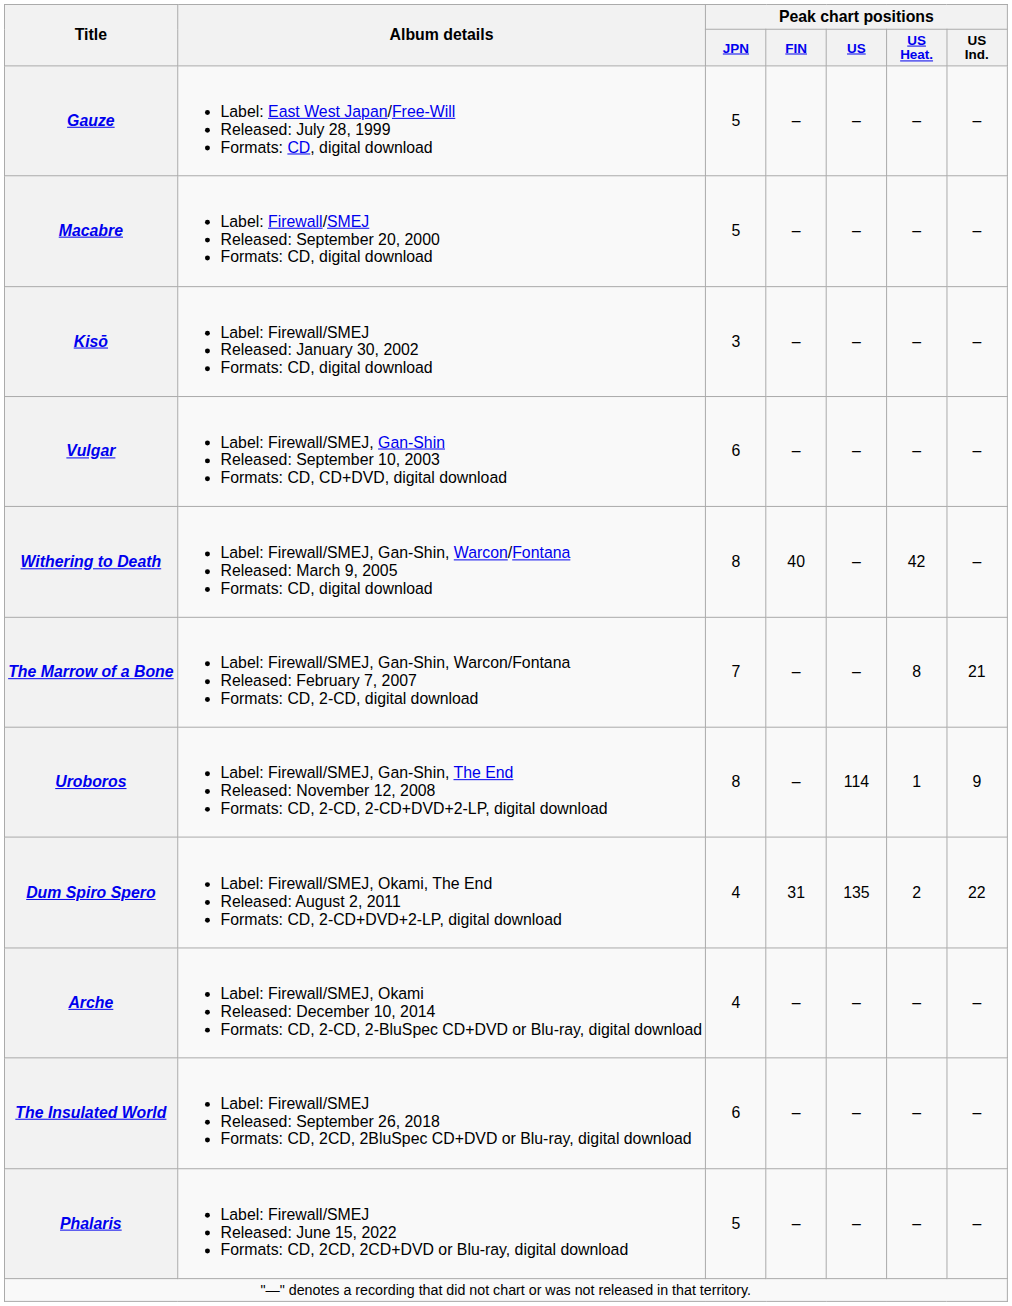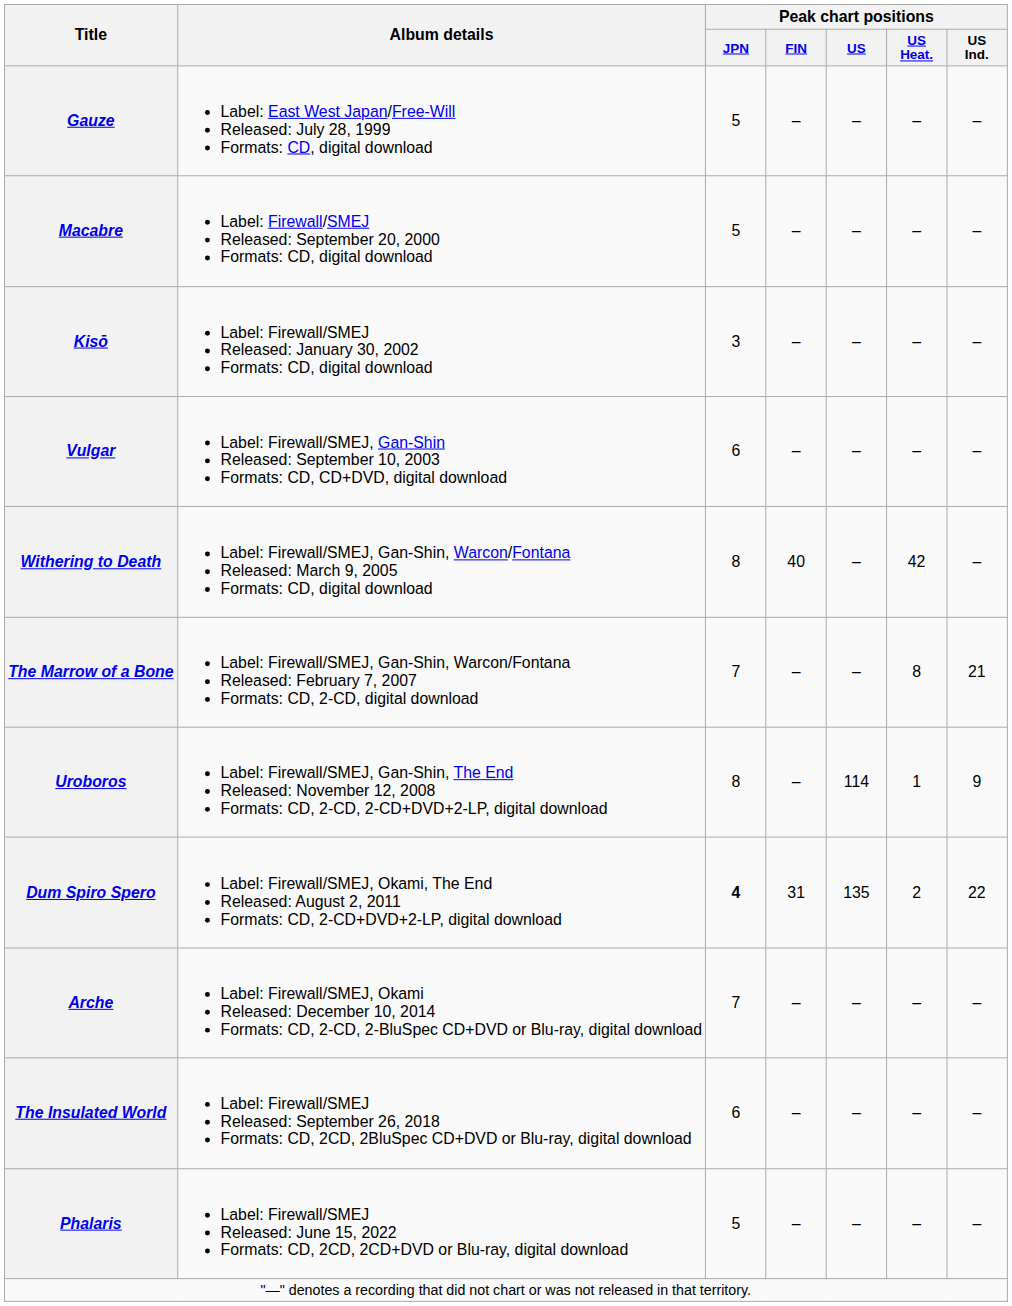(736, 892) normal -> (736, 892) bold
(736, 1002) 4 -> (736, 1002) 7
